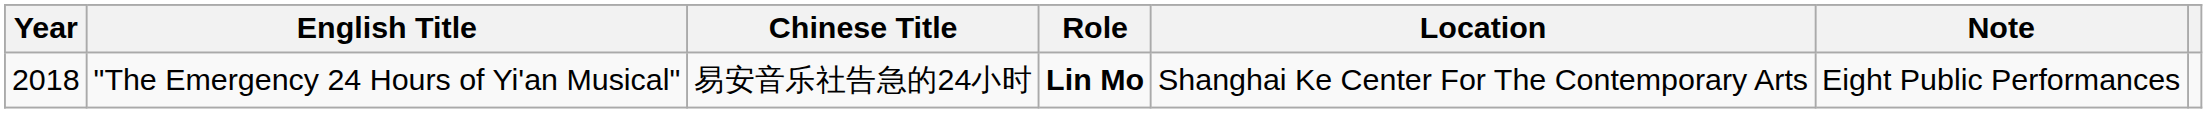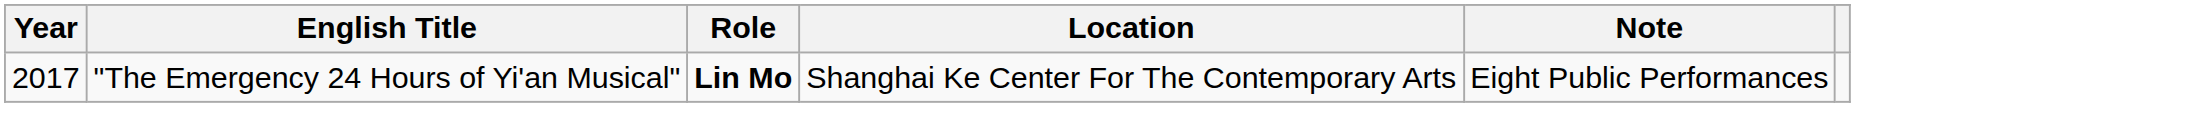- column: (863, 28)
(46, 79) 2018 -> (46, 76) 2017
